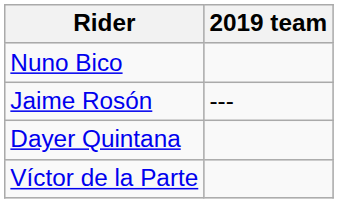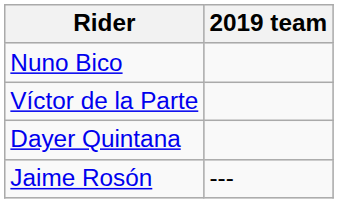rows swapped: (104, 178) <-> (81, 100)
